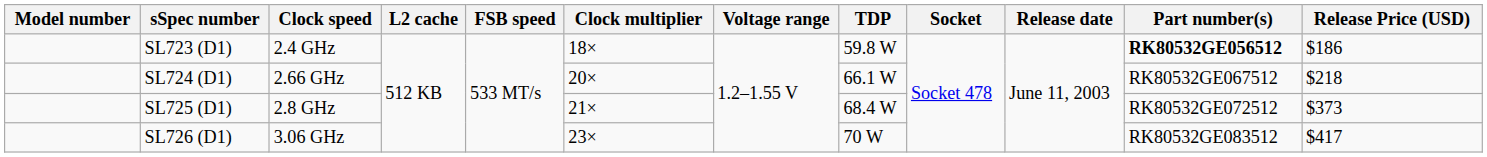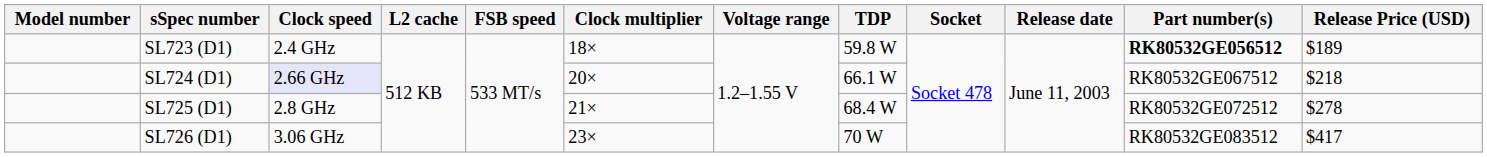(1324, 48) $186 -> (1324, 48) $189
(309, 77) no background -> (309, 77) lavender background
(1324, 107) $373 -> (1324, 107) $278
